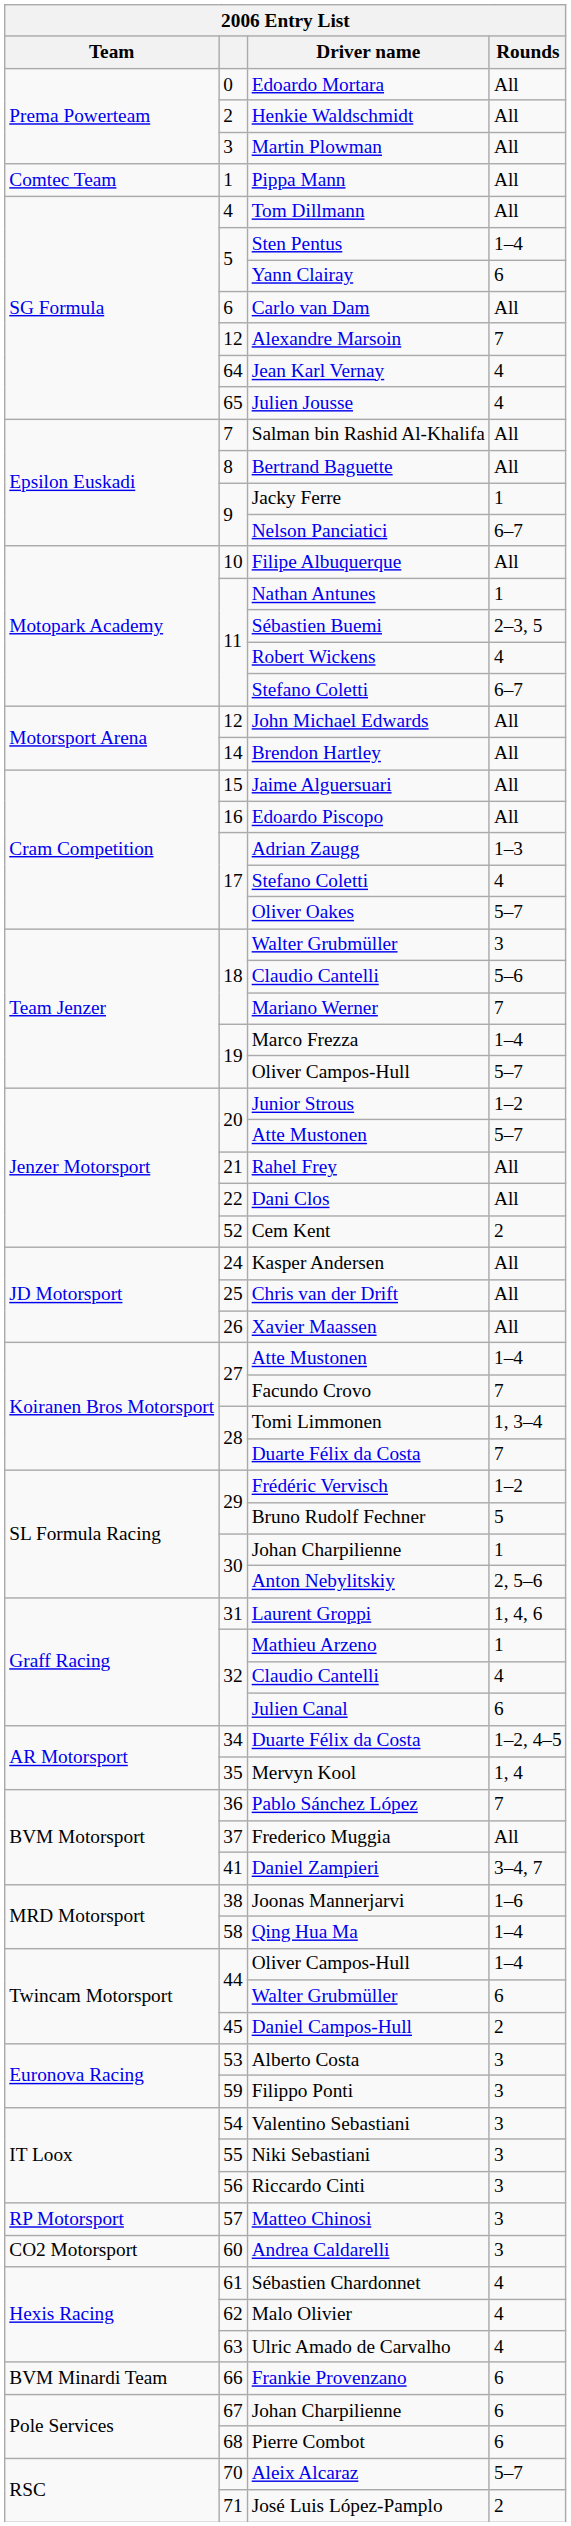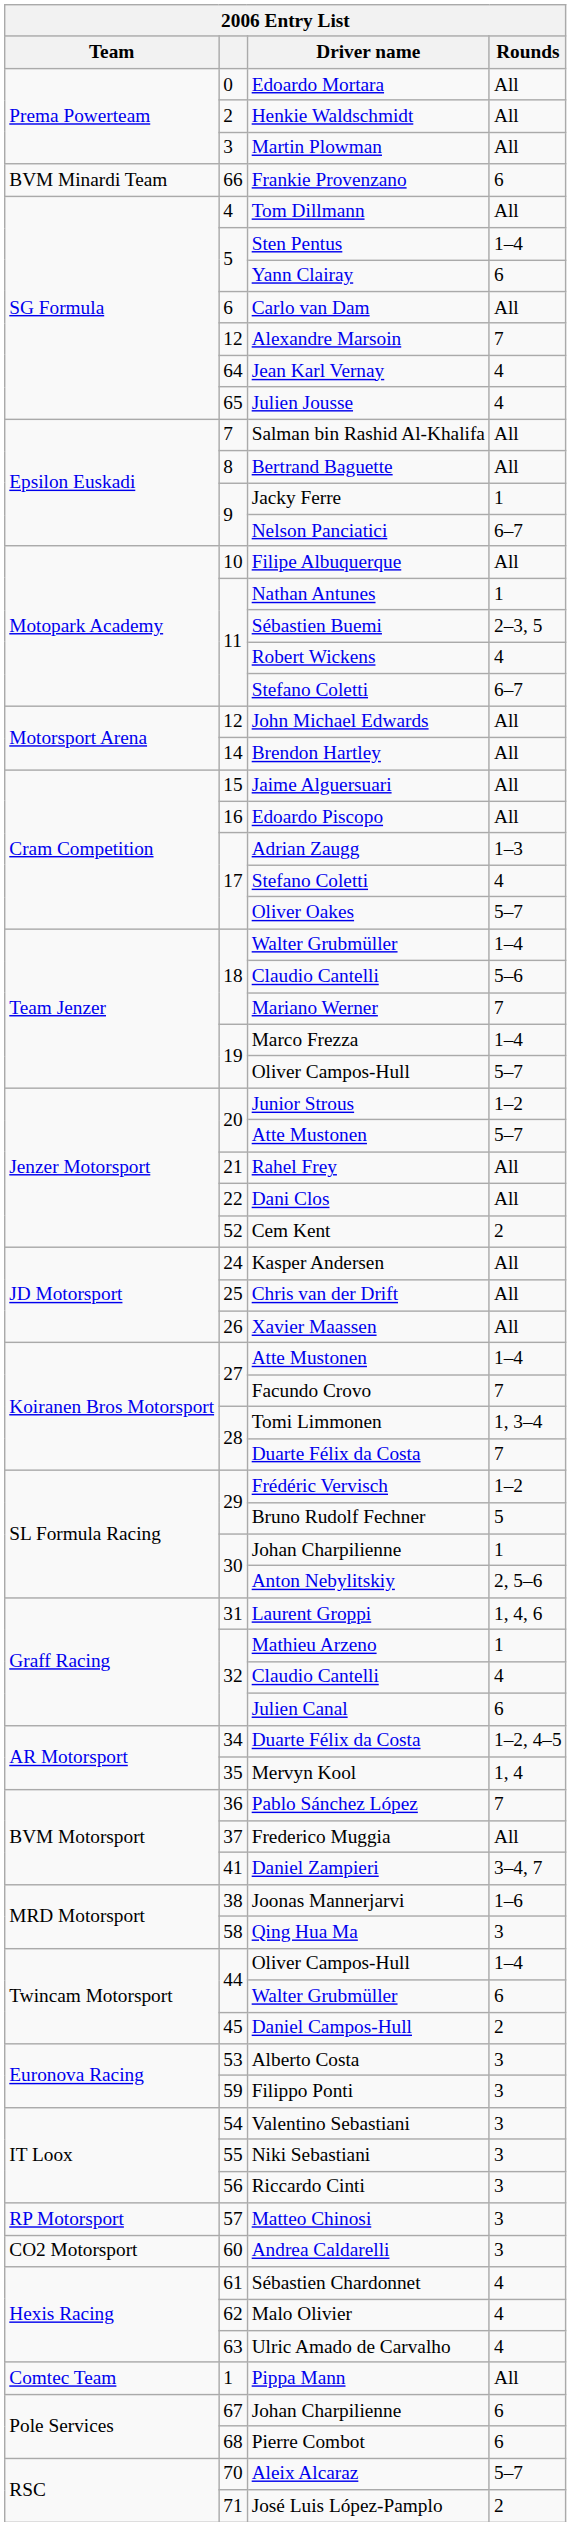rows swapped: (228, 179) <-> (233, 2377)
(499, 944) 3 -> (509, 944) 1–4
(509, 1931) 1–4 -> (499, 1931) 3
